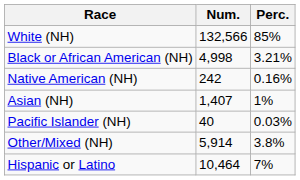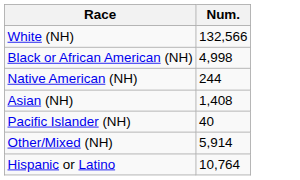- column: (273, 15)
(210, 79) 242 -> (210, 79) 244
(216, 100) 1,407 -> (216, 100) 1,408
(219, 164) 10,464 -> (219, 164) 10,764
